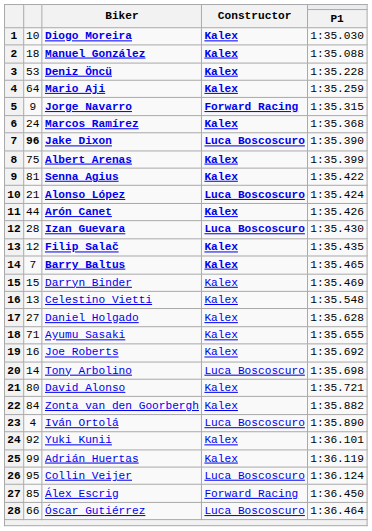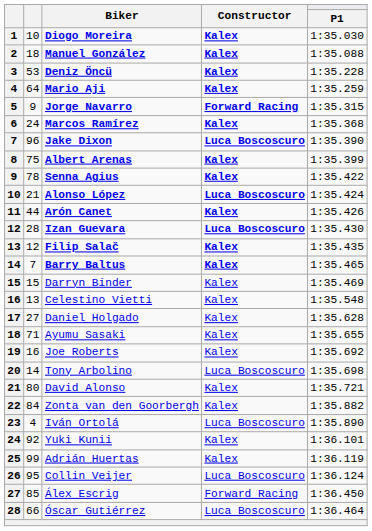(33, 142) bold -> (33, 142) normal
(33, 177) 81 -> (33, 177) 78
